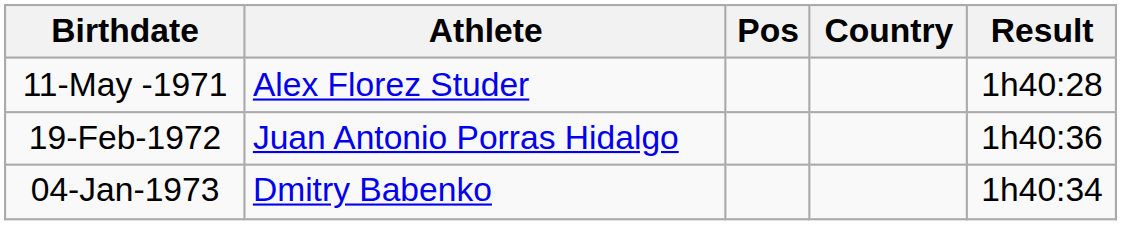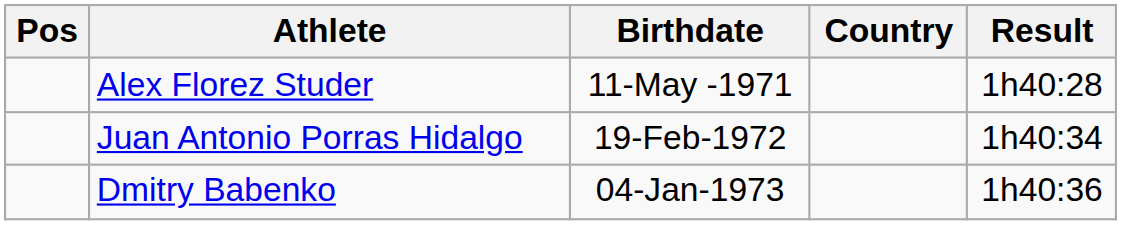columns swapped: (768, 31) <-> (125, 31)
(1042, 137) 1h40:36 -> (1042, 137) 1h40:34
(1042, 191) 1h40:34 -> (1042, 191) 1h40:36
